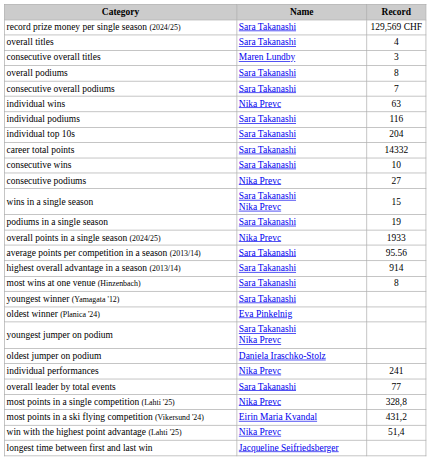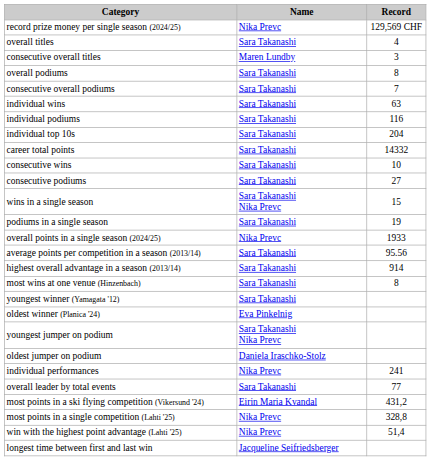(267, 27) Sara Takanashi -> (260, 27) Nika Prevc
(260, 104) Nika Prevc -> (267, 104) Sara Takanashi
(260, 180) Nika Prevc -> (267, 180) Sara Takanashi
rows swapped: (91, 402) <-> (105, 417)
